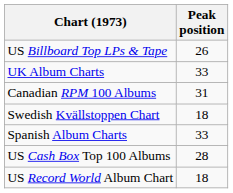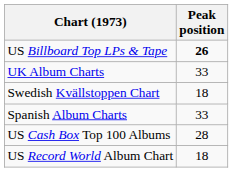(202, 51) normal -> (202, 51) bold
- row: (82, 93)
